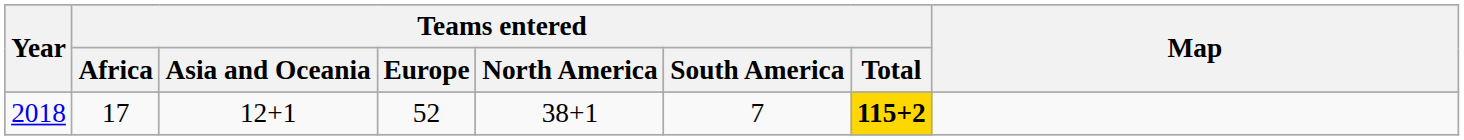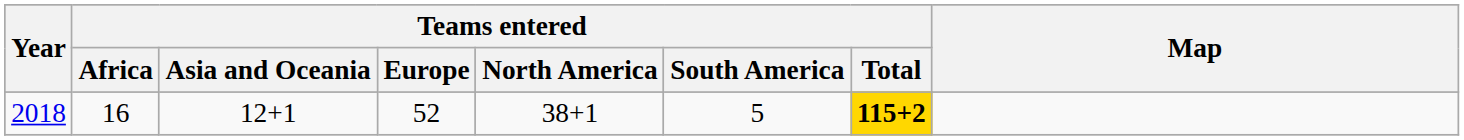(116, 112) 17 -> (116, 112) 16
(757, 112) 7 -> (757, 112) 5
